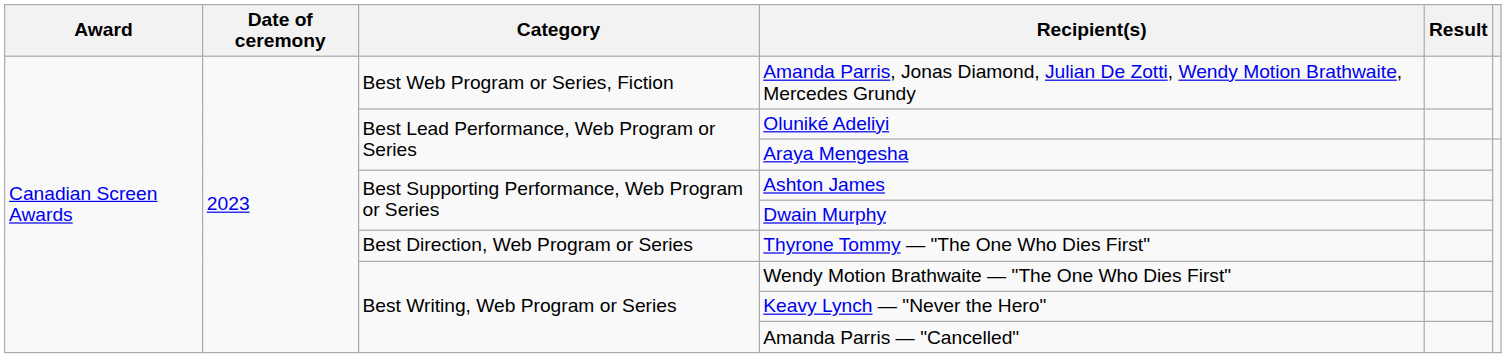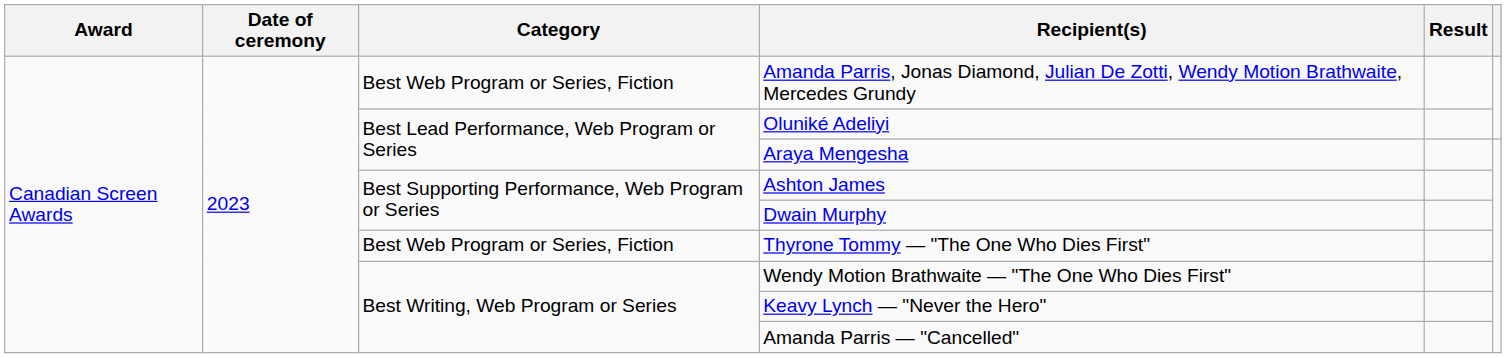(528, 245) Best Direction, Web Program or Series -> (518, 245) Best Web Program or Series, Fiction
